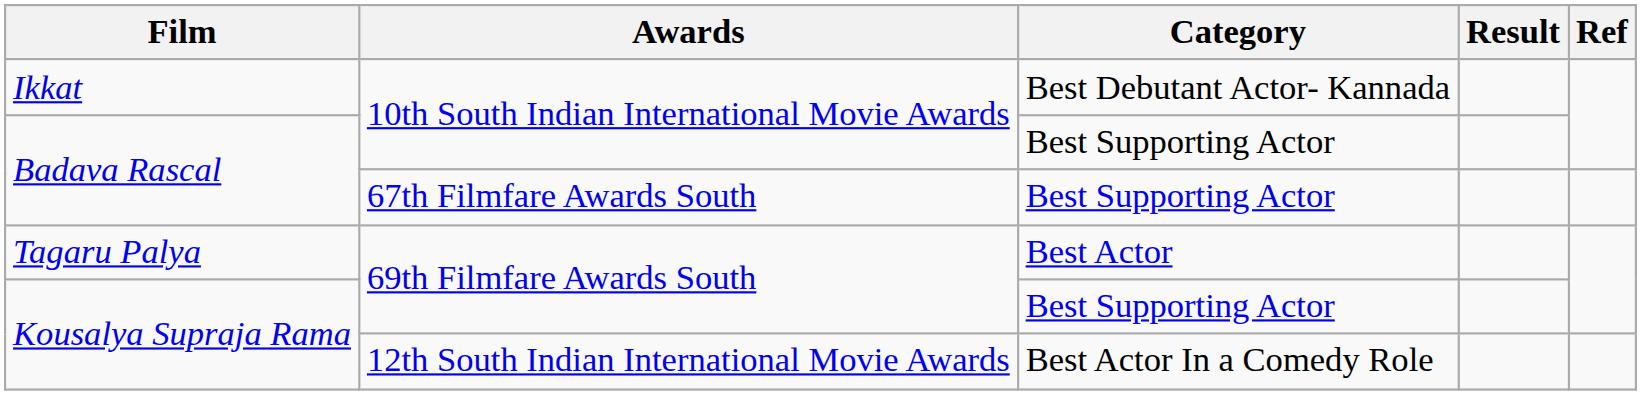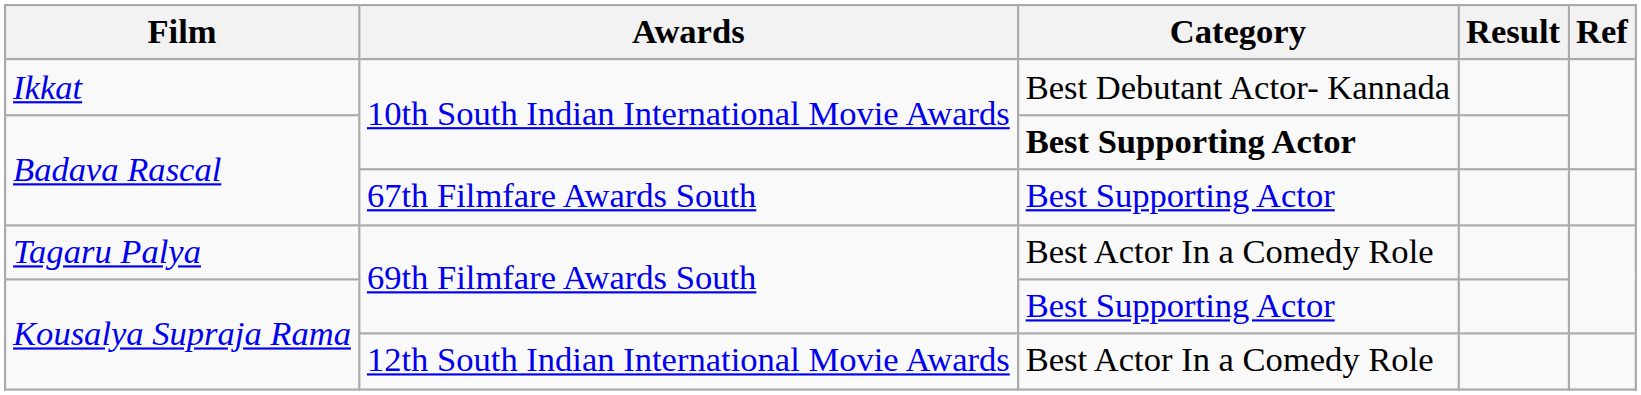(1180, 141) normal -> (1191, 141) bold
(1099, 251) Best Actor -> (1230, 251) Best Actor In a Comedy Role
